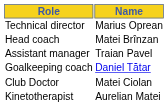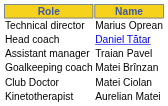(127, 40) Matei Brînzan -> (123, 40) Daniel Tătar
(123, 68) Daniel Tătar -> (127, 68) Matei Brînzan
